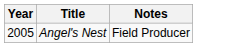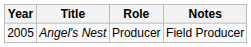+ column: (136, 14)
